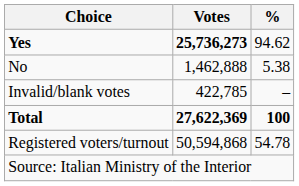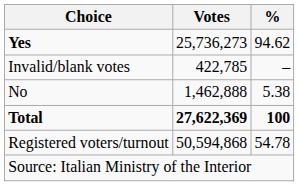(212, 42) bold -> (212, 42) normal
rows swapped: (18, 67) <-> (69, 92)
